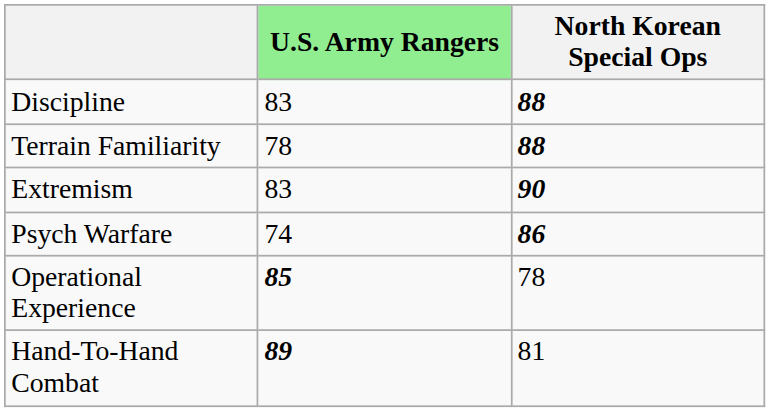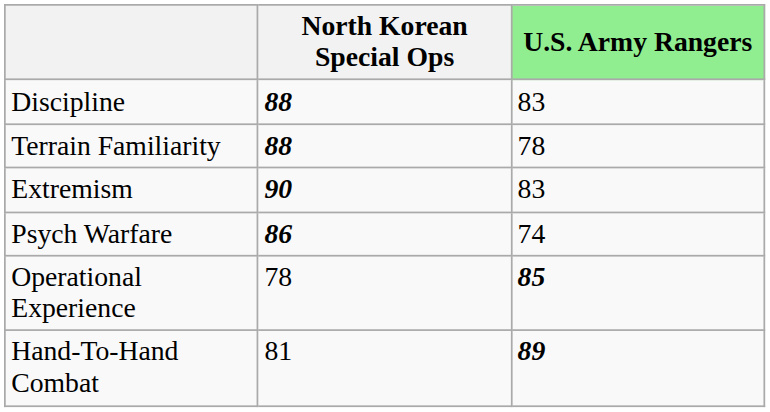columns swapped: (385, 42) <-> (638, 42)
